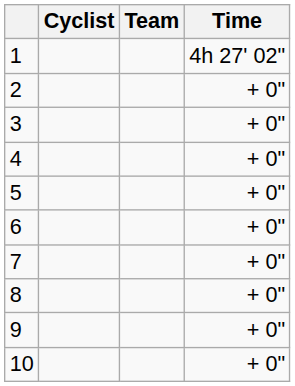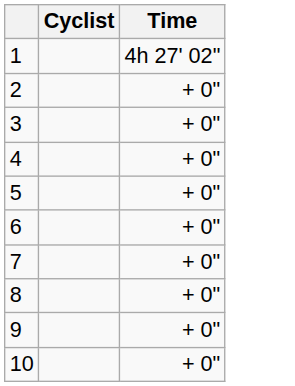- column: (152, 21)
